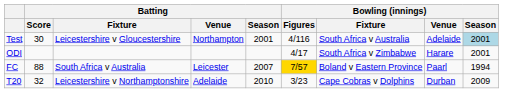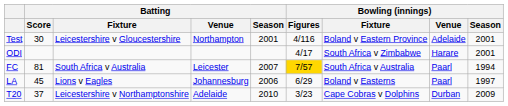(364, 39) South Africa v Australia -> (376, 39) Boland v Eastern Province
(480, 39) lightblue background -> (485, 39) no background
(39, 67) 88 -> (39, 67) 81
(371, 67) Boland v Eastern Province -> (369, 67) South Africa v Australia
+ row: (12, 81)
(39, 81) 32 -> (39, 95) 37
